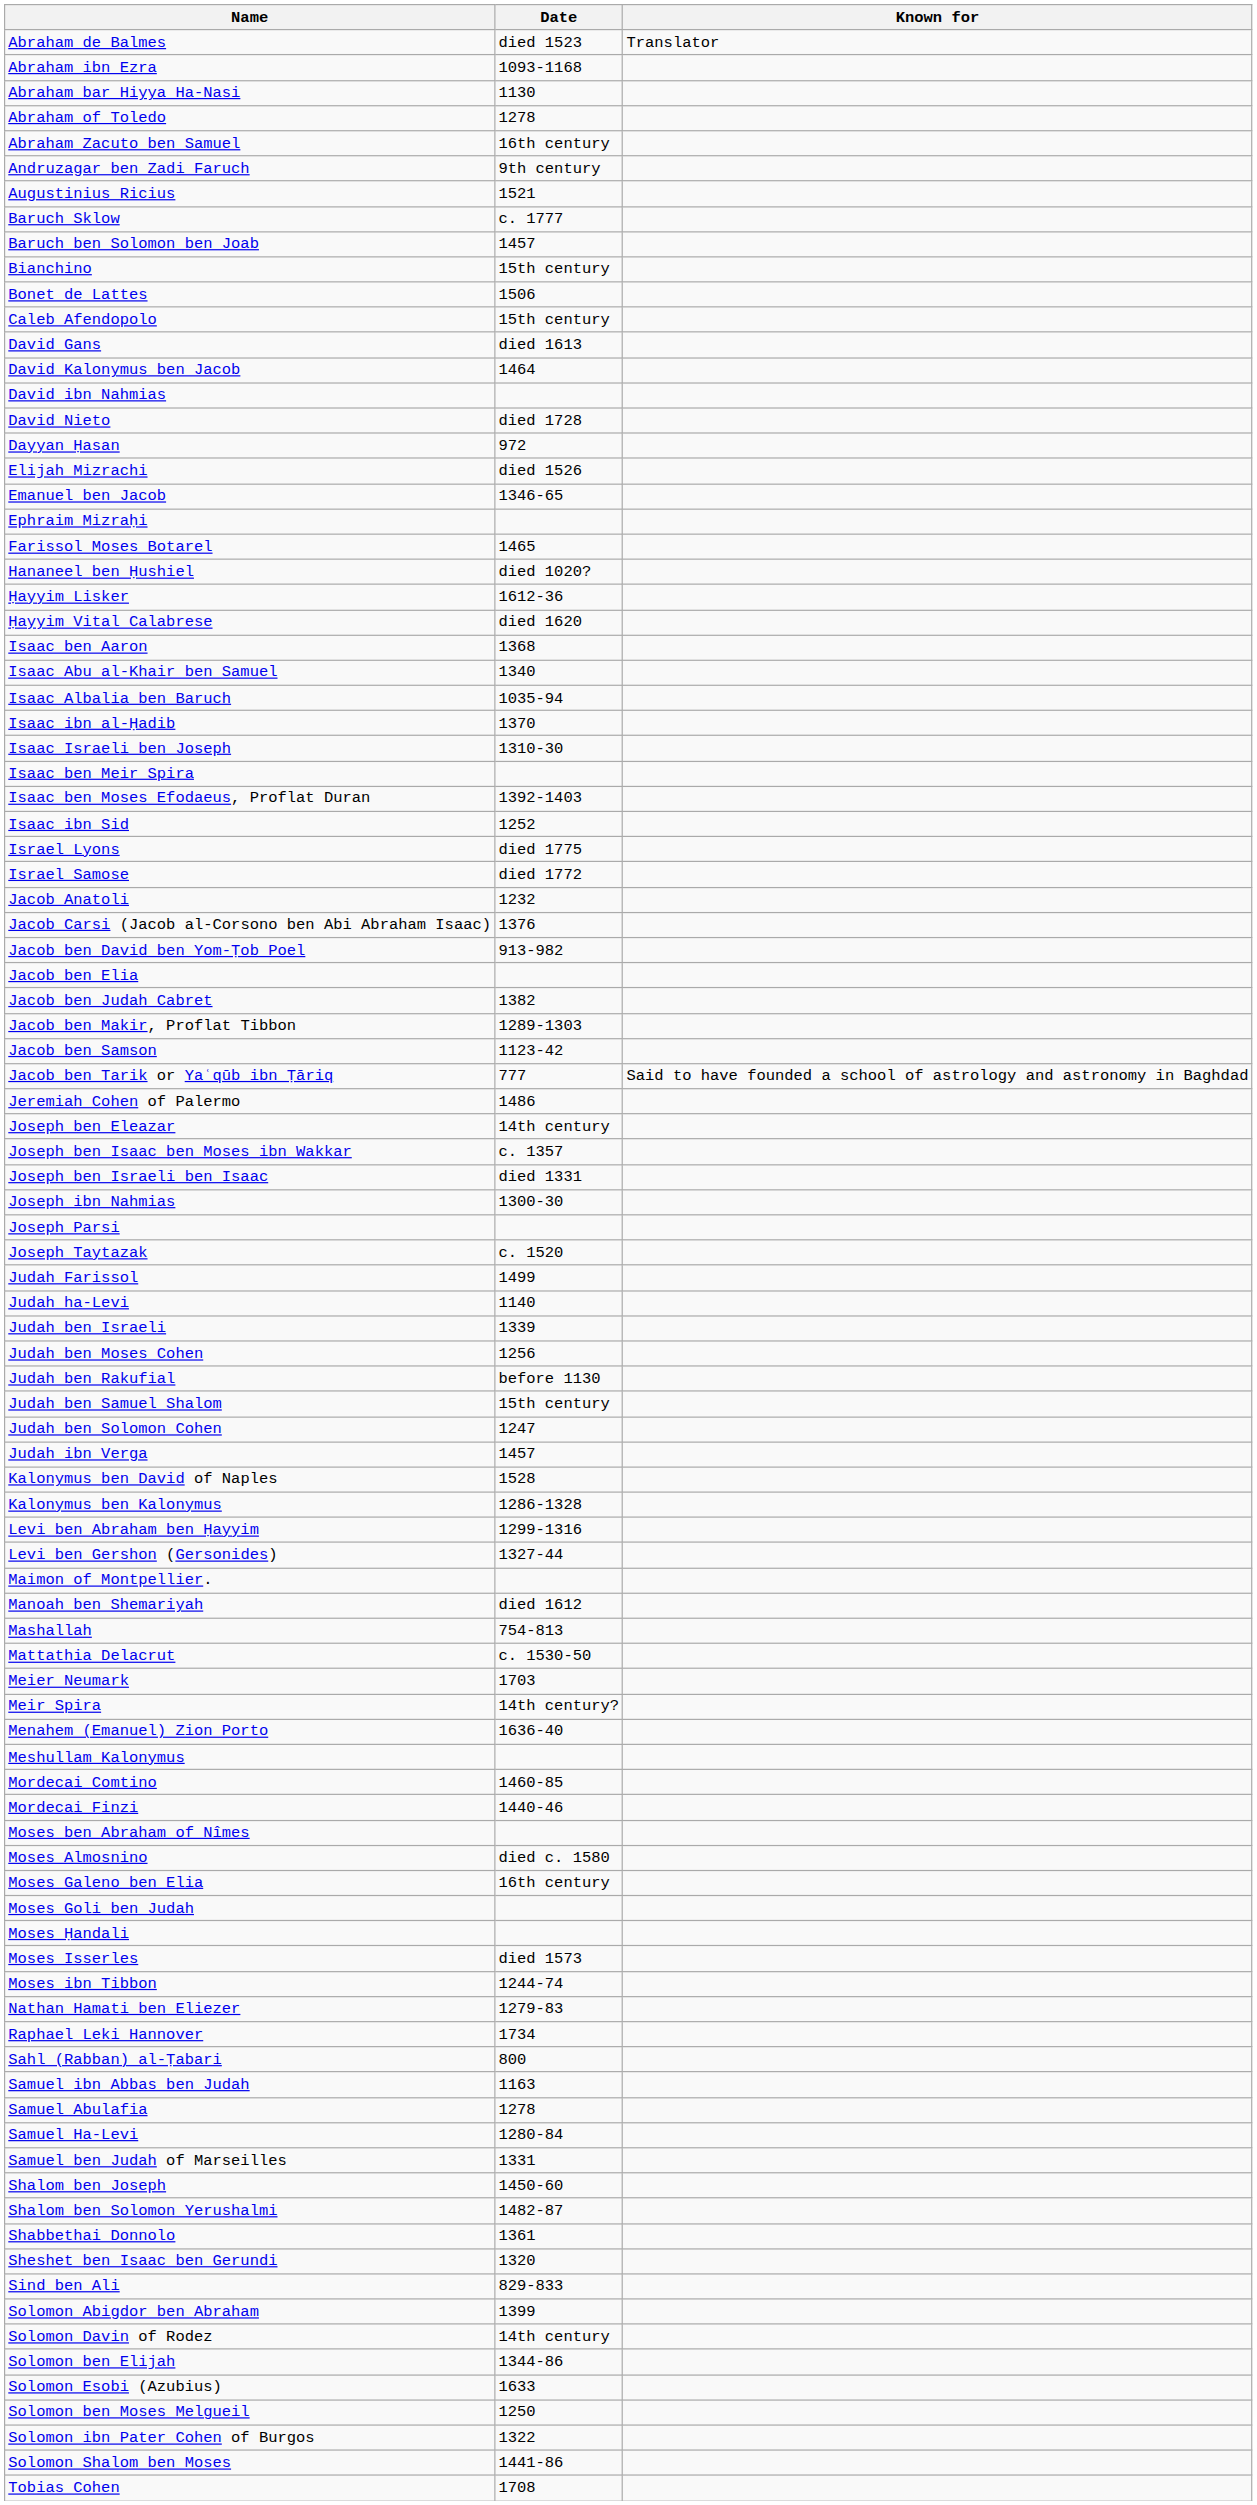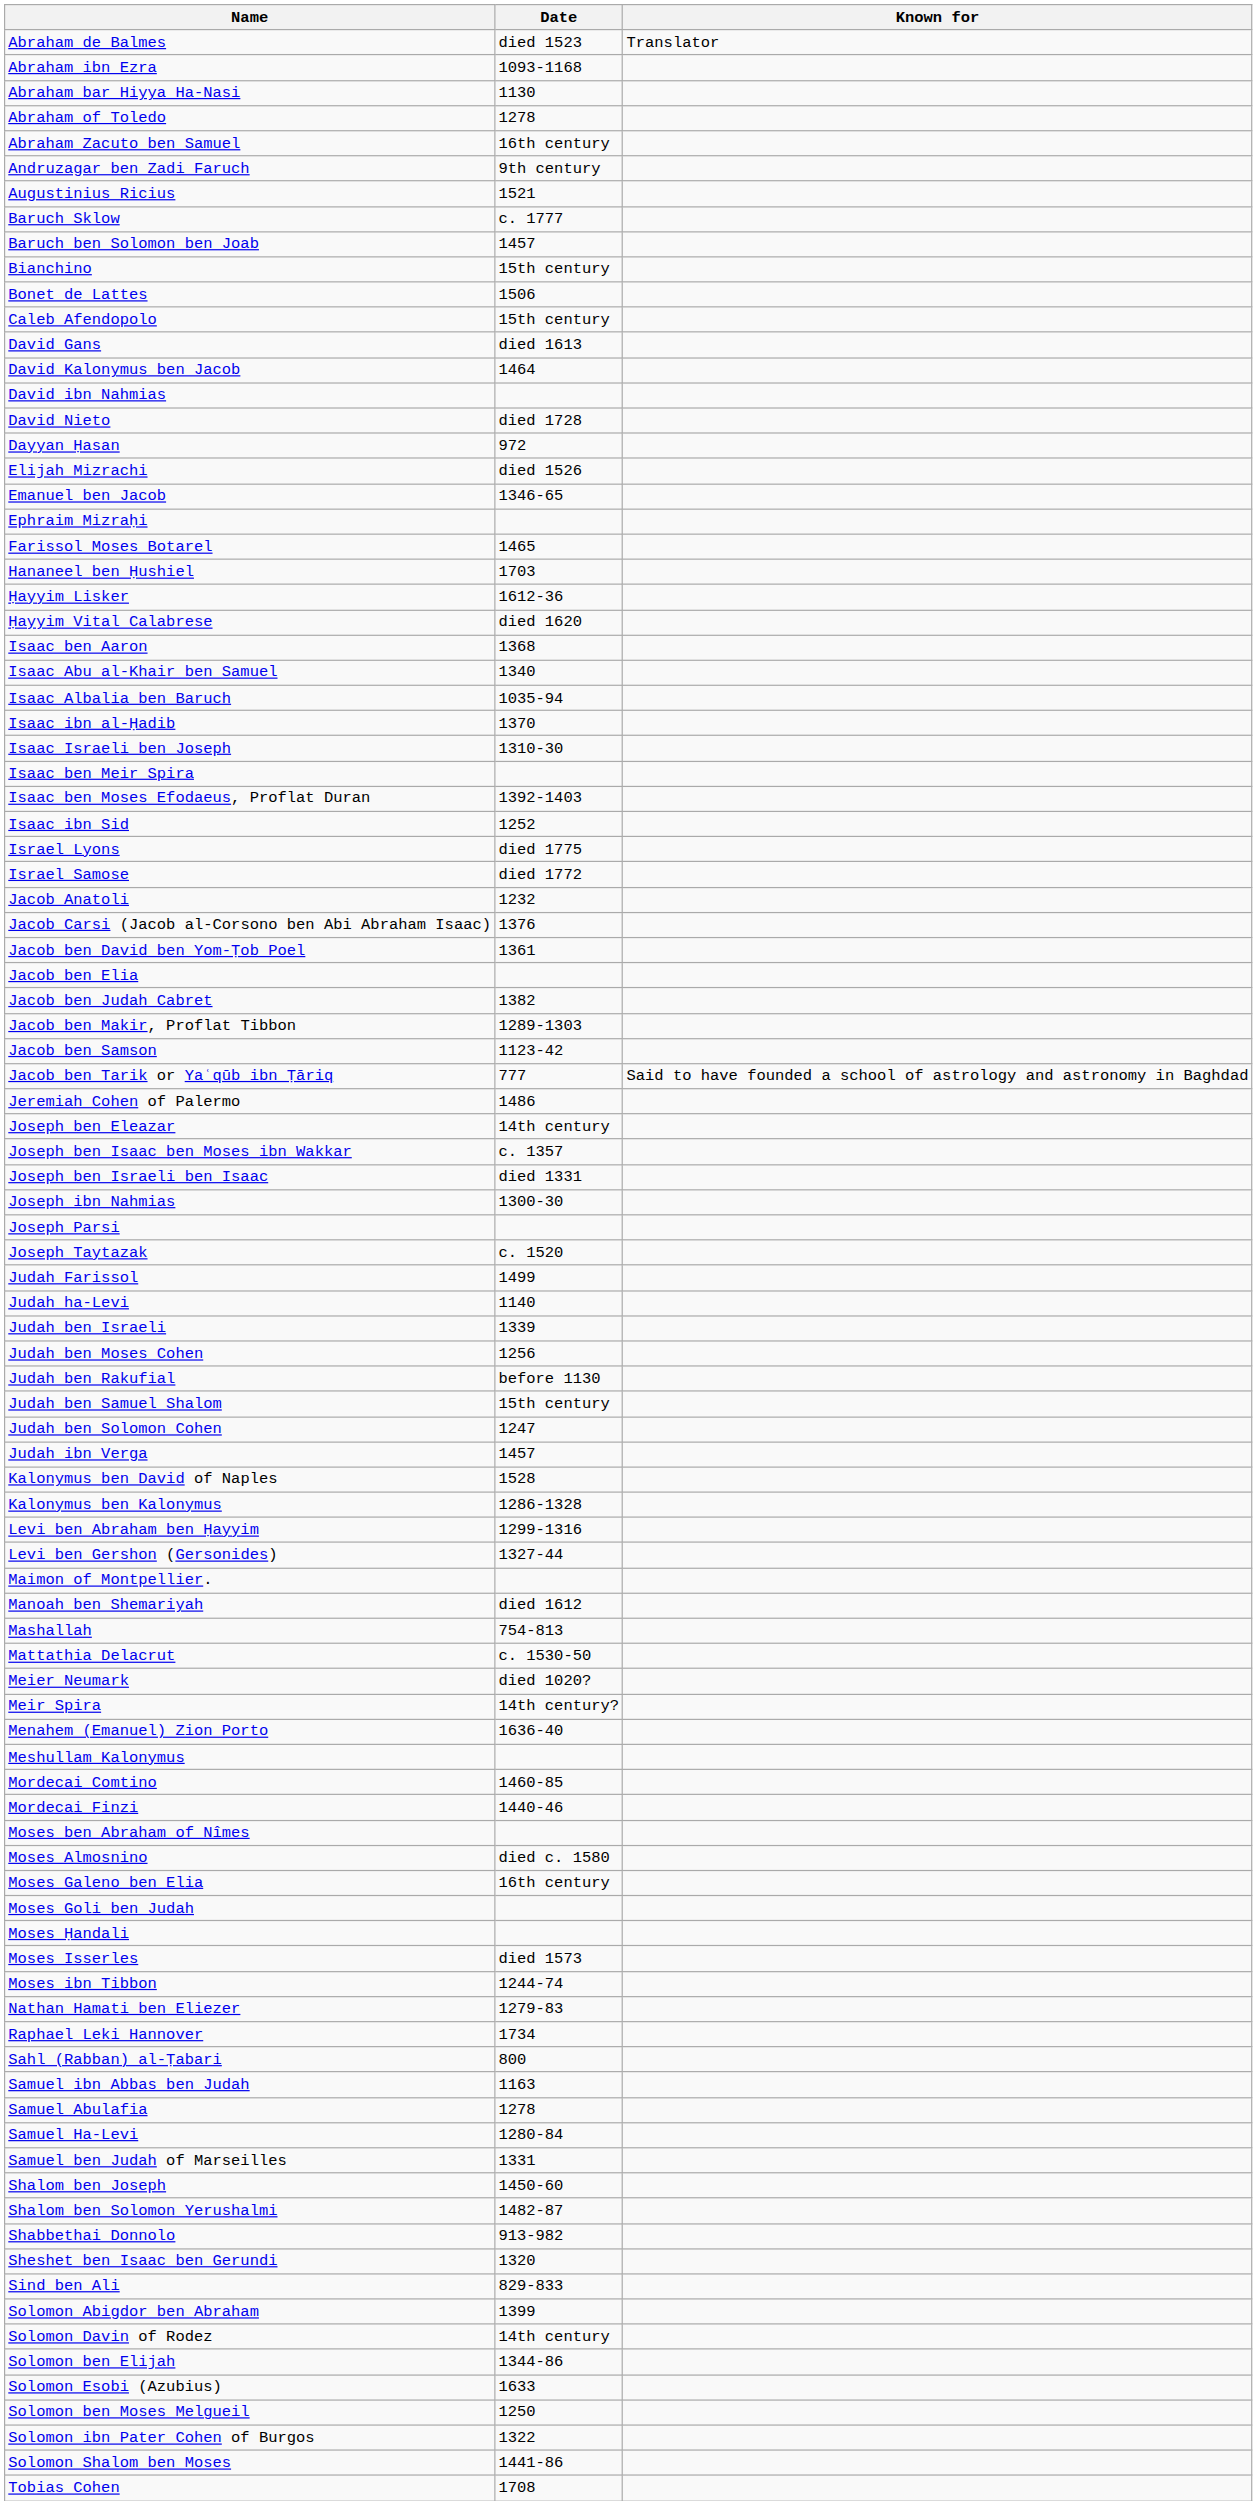(545, 572) died 1020? -> (517, 572) 1703
(531, 950) 913-982 -> (517, 950) 1361
(517, 1681) 1703 -> (545, 1681) died 1020?
(517, 2236) 1361 -> (531, 2236) 913-982
